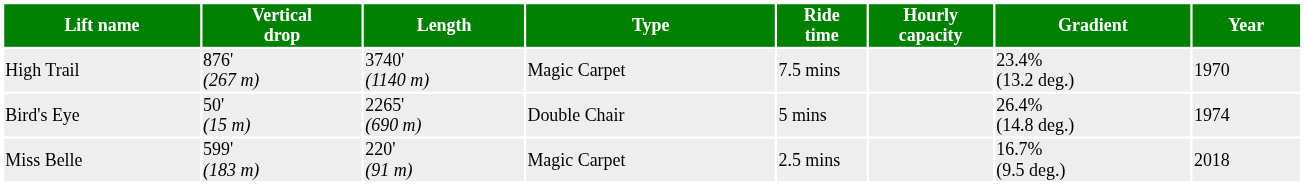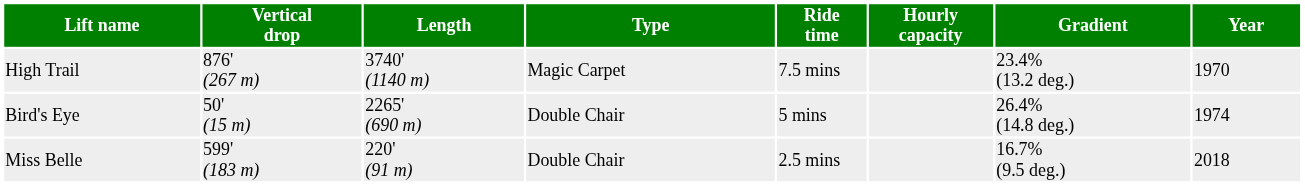(576, 159) Magic Carpet -> (576, 159) Double Chair
